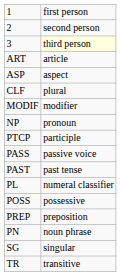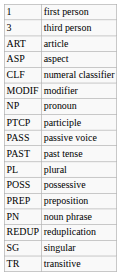- row: (9, 28)
(67, 43) lightyellow background -> (68, 28) no background
(55, 91) plural -> (79, 75) numeral classifier
(79, 185) numeral classifier -> (55, 169) plural
+ row: (23, 232)
